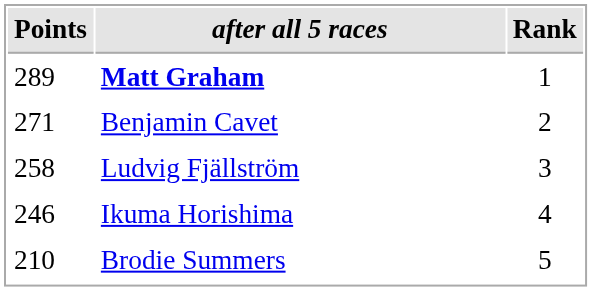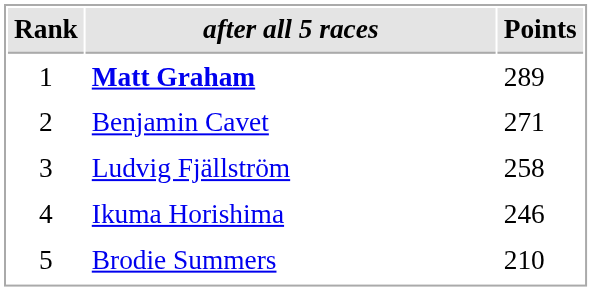columns swapped: (545, 29) <-> (50, 29)
